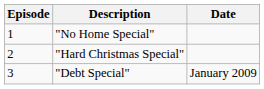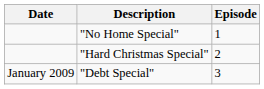columns swapped: (28, 14) <-> (223, 14)
